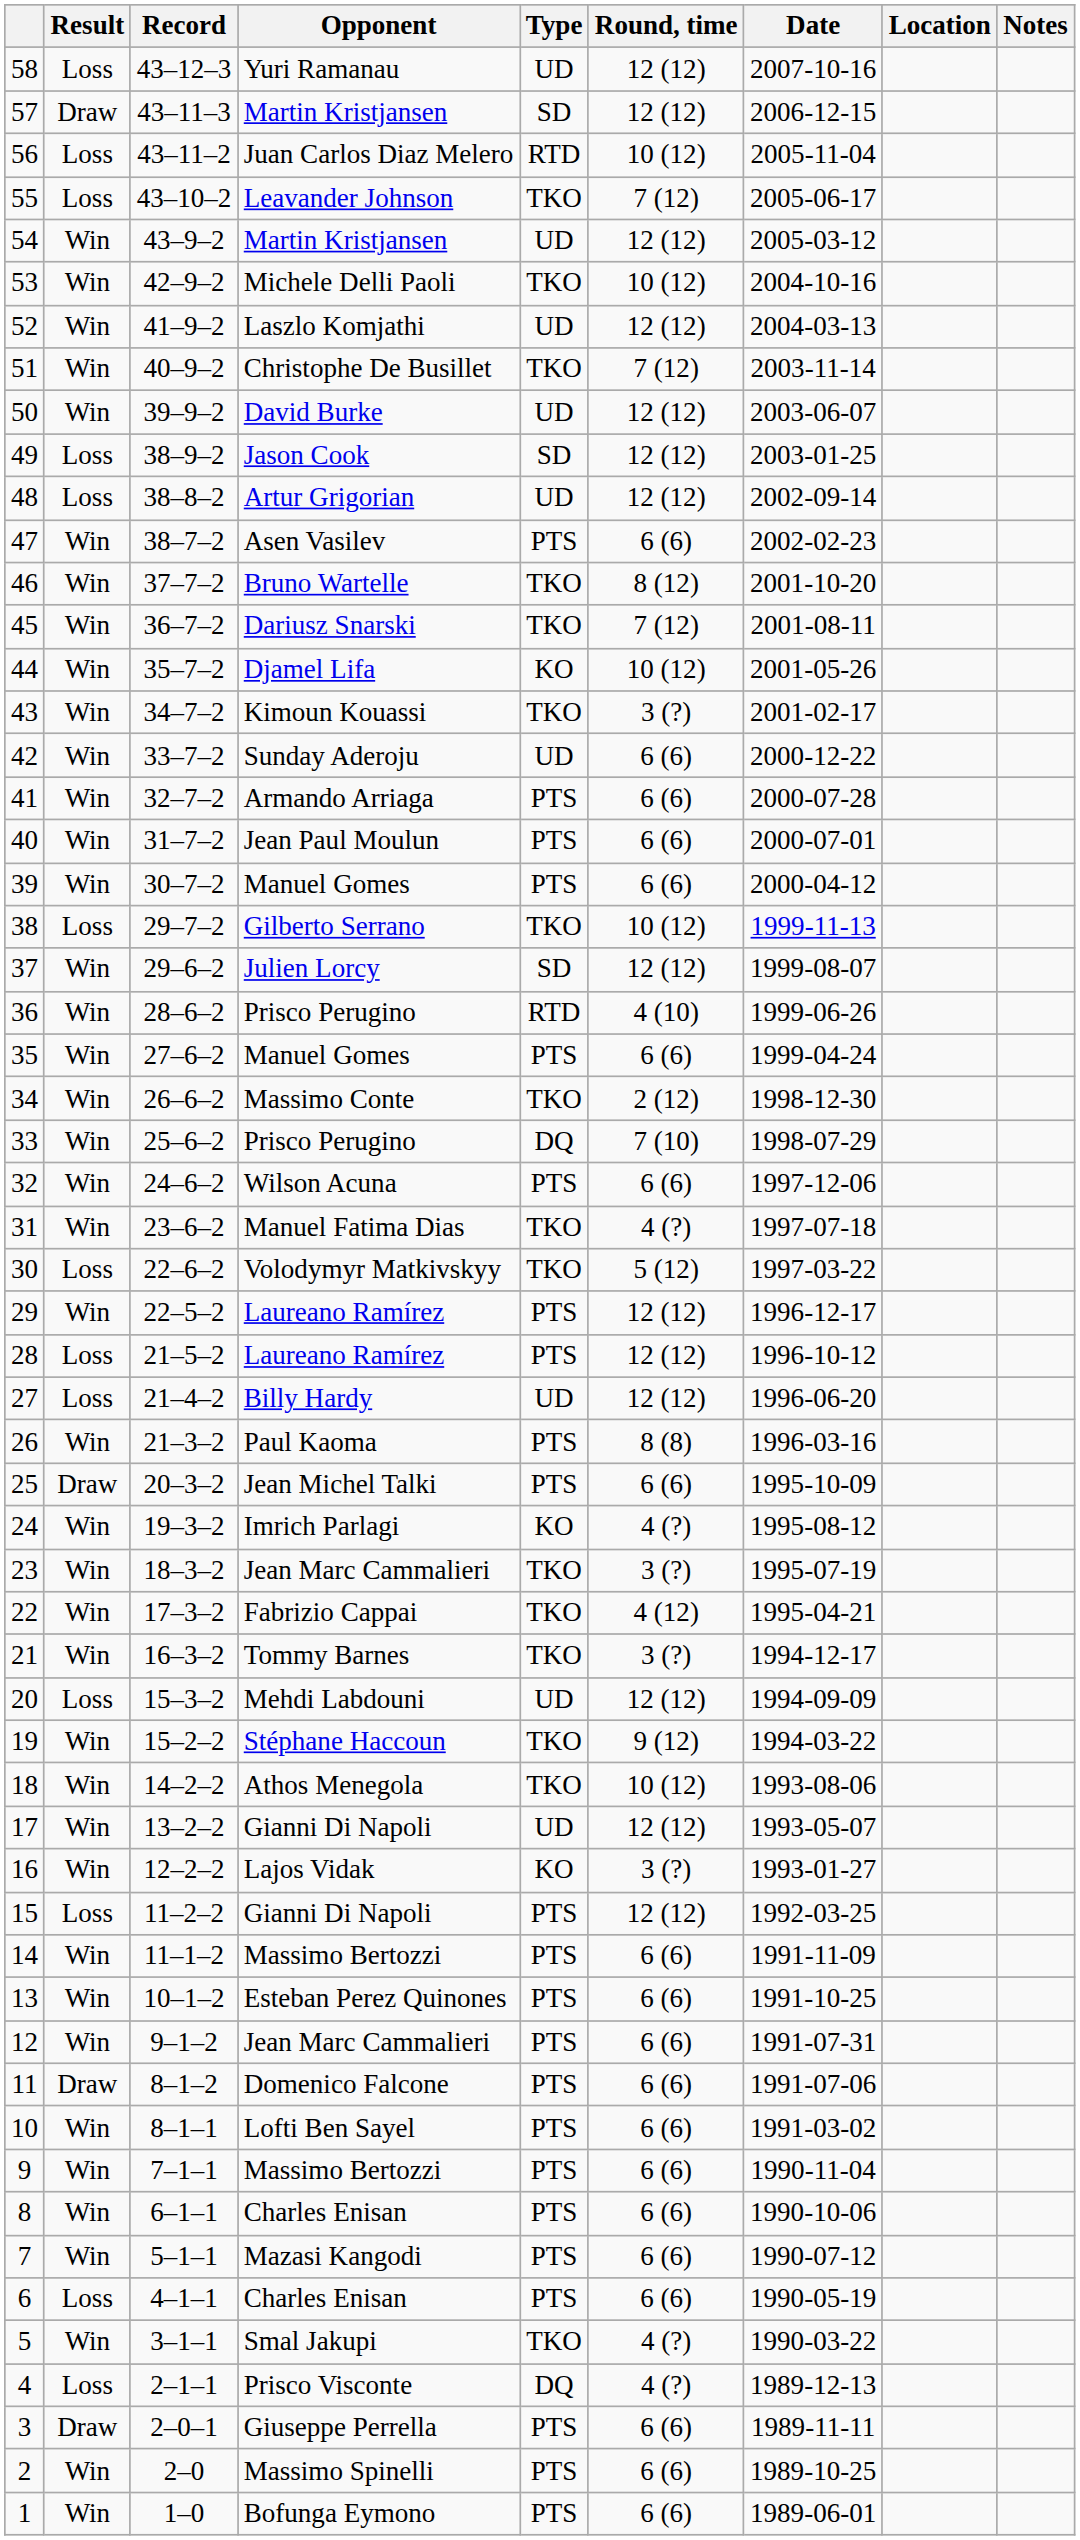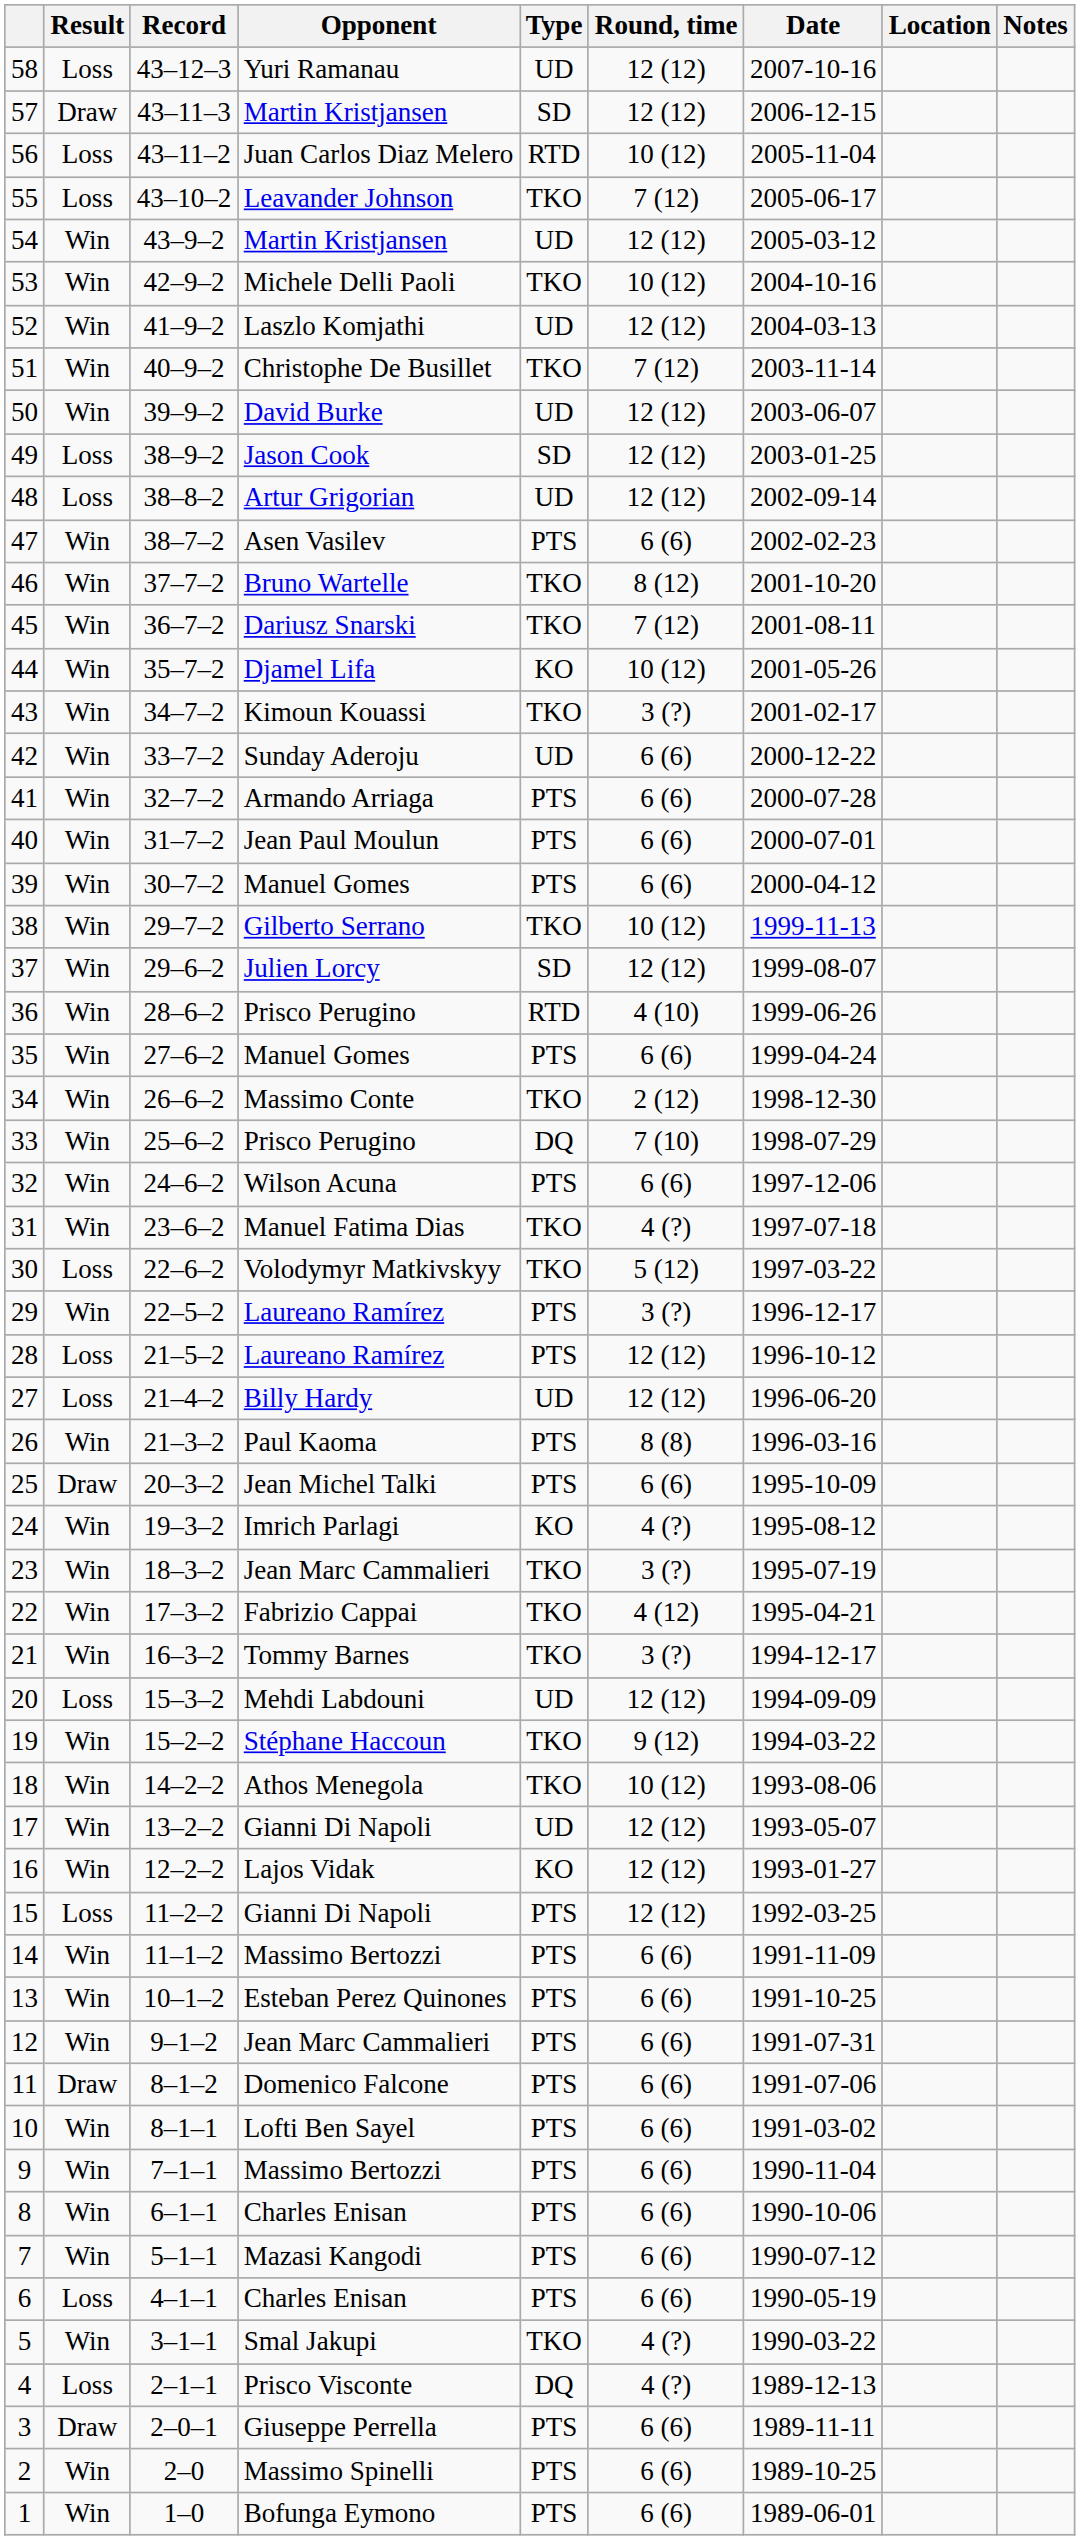(87, 926) Loss -> (87, 926) Win
(666, 1312) 12 (12) -> (666, 1312) 3 (?)
(666, 1869) 3 (?) -> (666, 1869) 12 (12)
